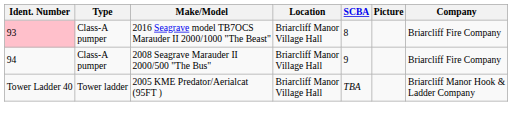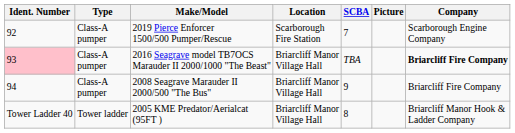+ row: (182, 33)
(346, 33) 8 -> (352, 60) TBA
(455, 33) normal -> (458, 60) bold
(352, 87) TBA -> (346, 114) 8
